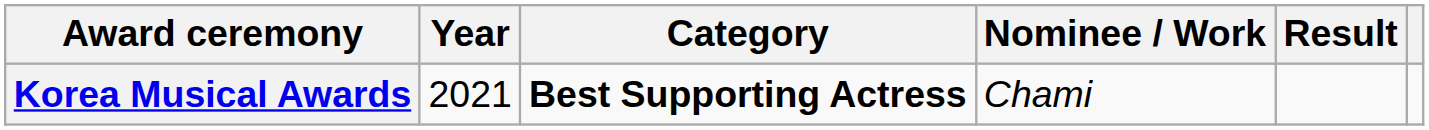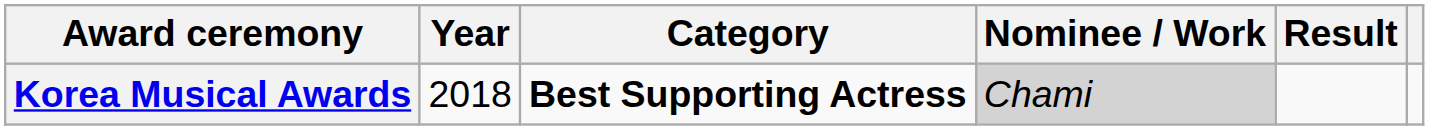(470, 93) 2021 -> (470, 93) 2018
(1038, 93) no background -> (1038, 93) lightgrey background
